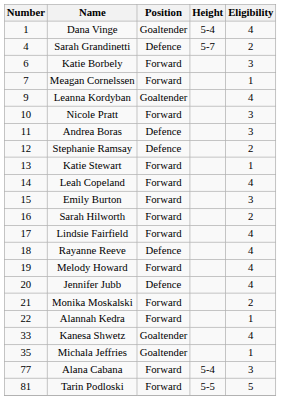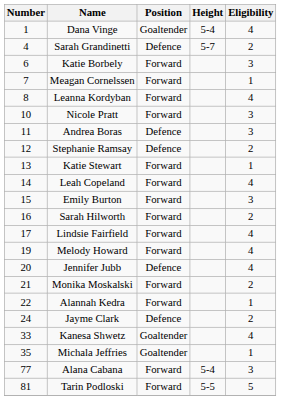(26, 98) 9 -> (26, 98) 8
(163, 98) Goaltender -> (163, 98) Forward
- row: (92, 251)
+ row: (92, 319)
